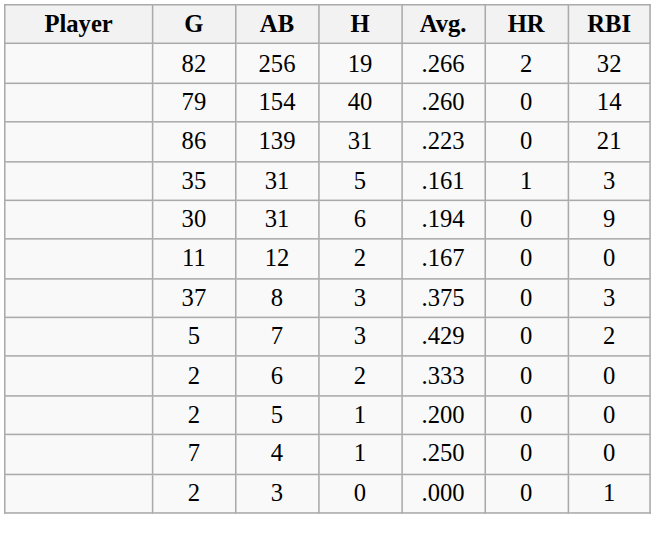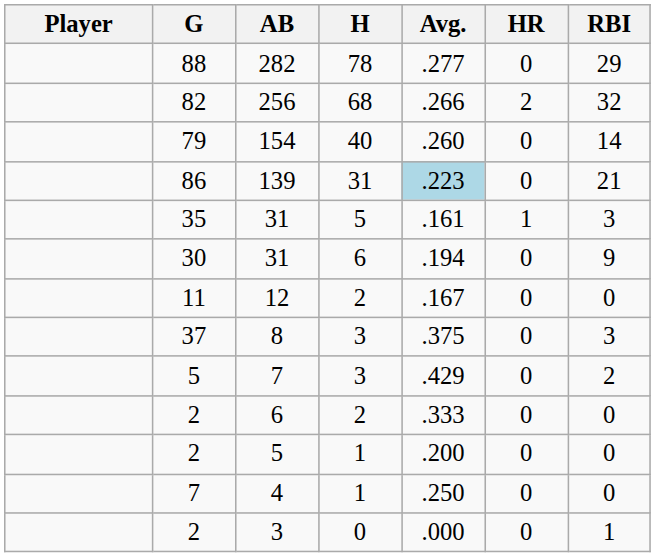+ row: (194, 63)
(360, 63) 19 -> (360, 102) 68
(443, 141) no background -> (443, 180) lightblue background
